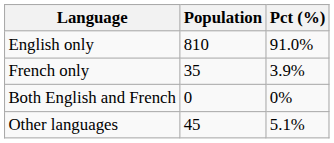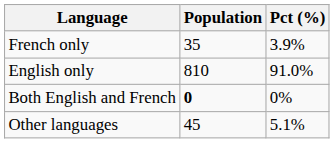rows swapped: (51, 44) <-> (49, 71)
(188, 97) normal -> (188, 97) bold
